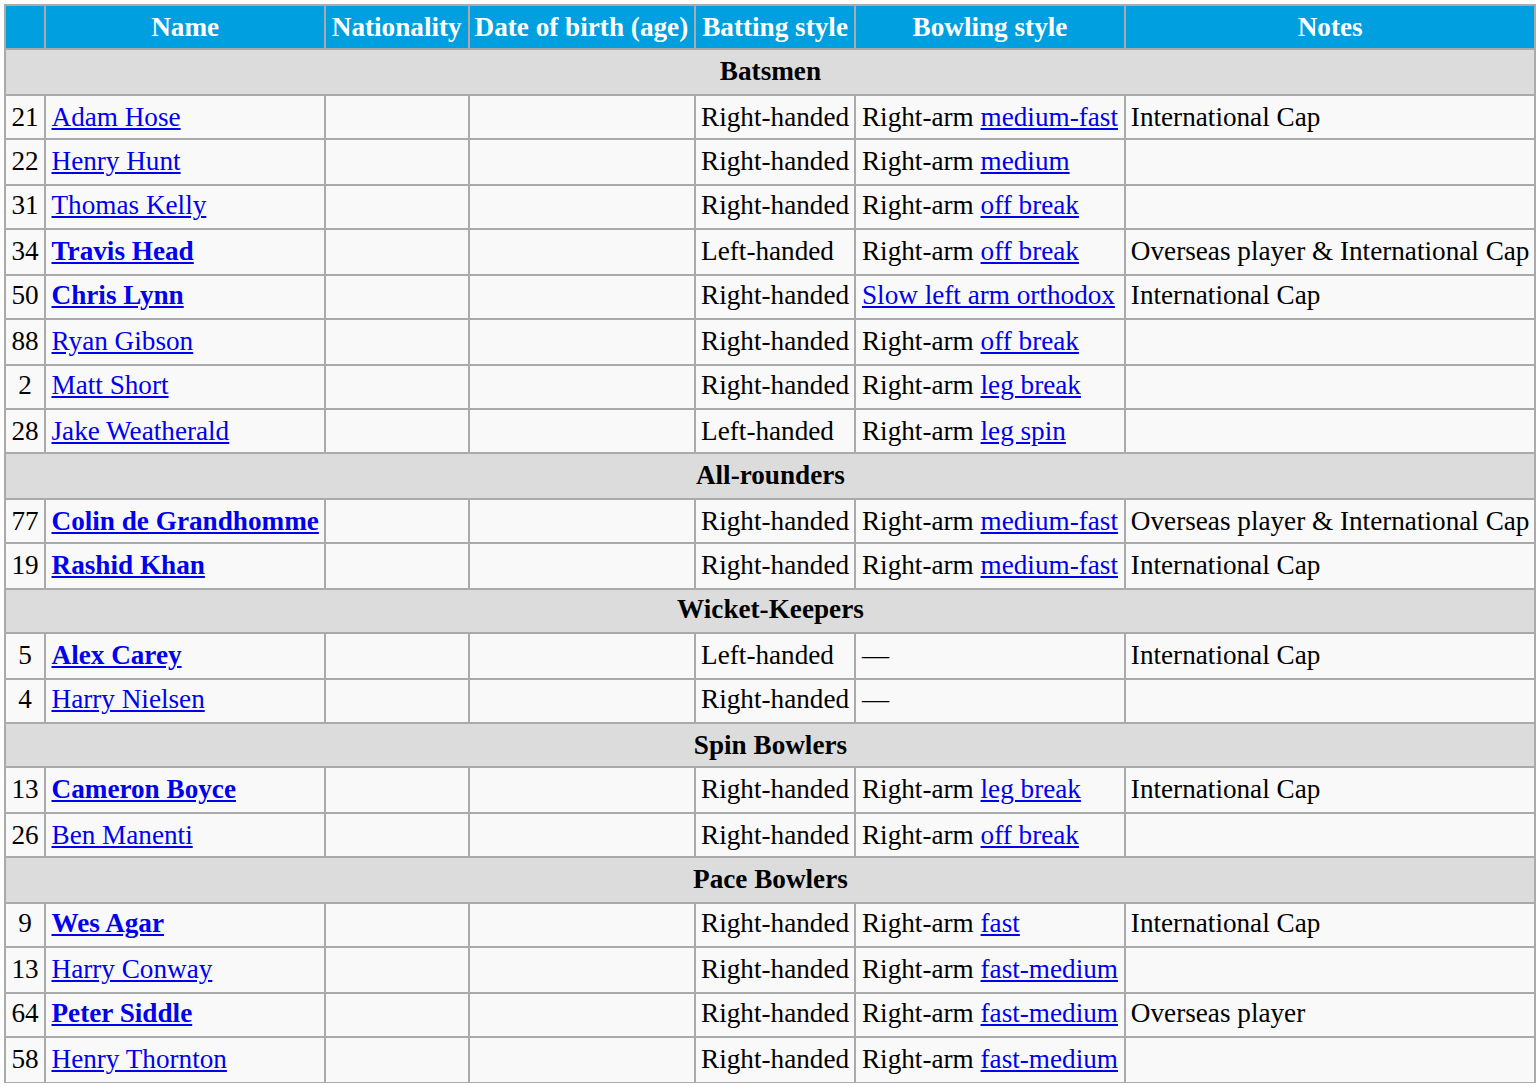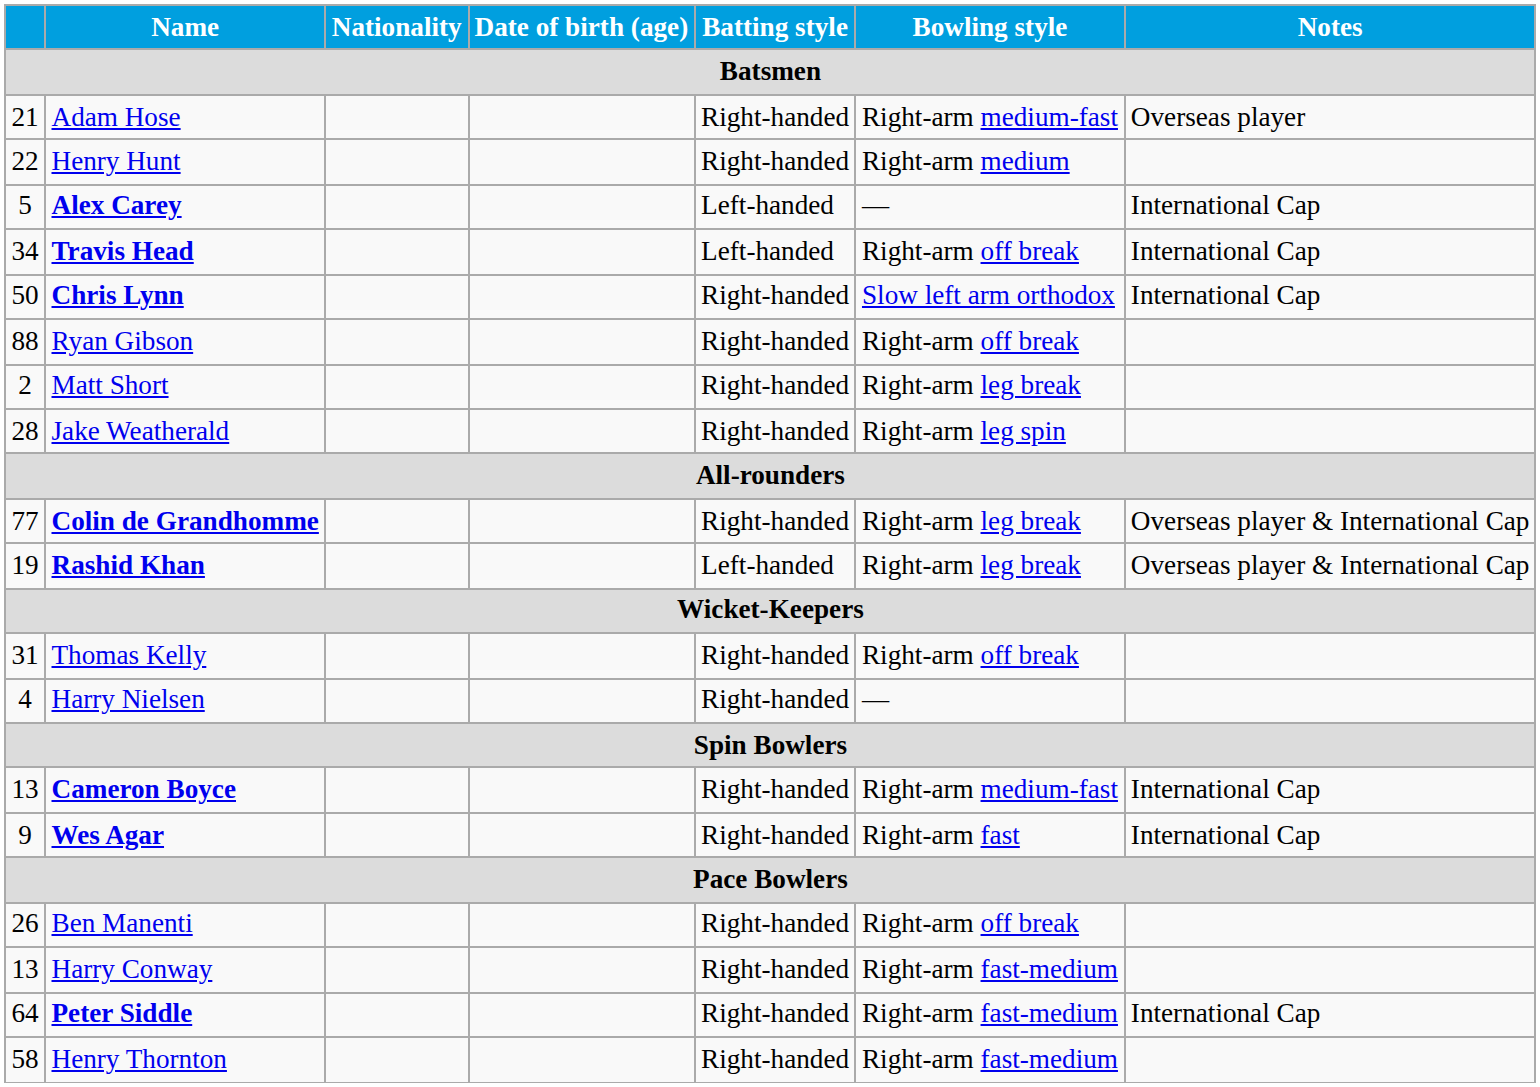(1226, 116) International Cap -> (1218, 116) Overseas player
rows swapped: (129, 206) <-> (117, 654)
(1330, 250) Overseas player & International Cap -> (1226, 250) International Cap
(768, 430) Left-handed -> (775, 430) Right-handed
(990, 520) Right-arm medium-fast -> (971, 520) Right-arm leg break
(775, 565) Right-handed -> (768, 565) Left-handed
(990, 565) Right-arm medium-fast -> (971, 565) Right-arm leg break
(1226, 565) International Cap -> (1330, 565) Overseas player & International Cap
(971, 789) Right-arm leg break -> (990, 789) Right-arm medium-fast
rows swapped: (122, 834) <-> (108, 924)
(1218, 1013) Overseas player -> (1226, 1013) International Cap
